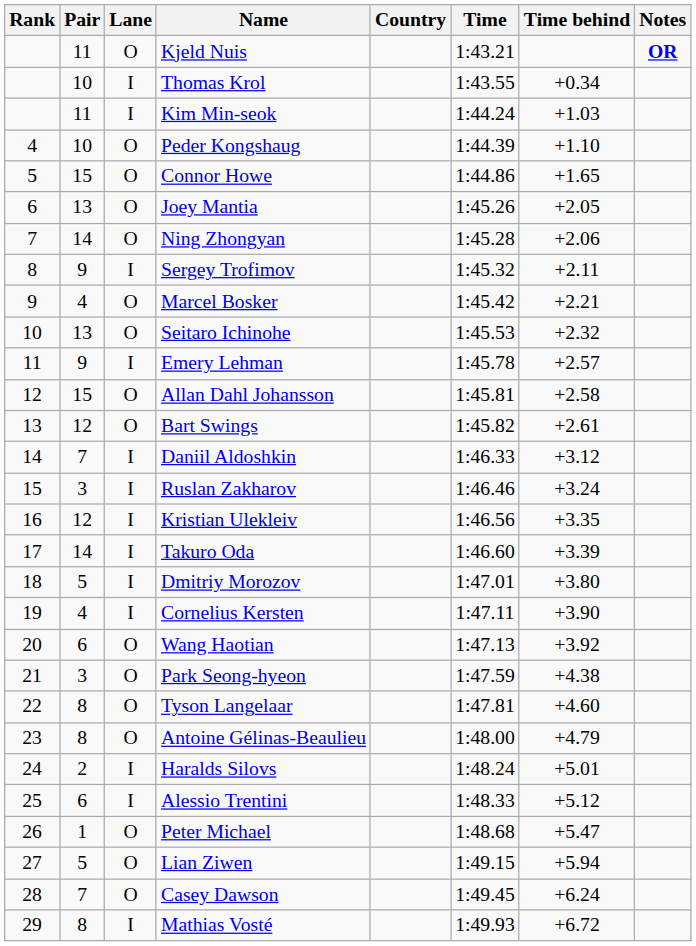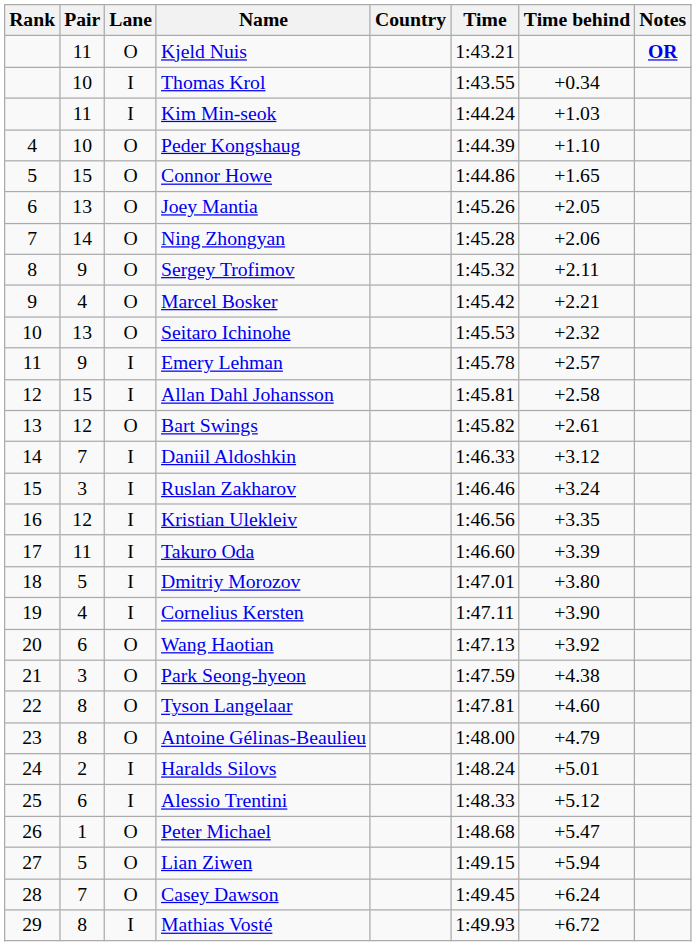(131, 269) I -> (131, 269) O
(131, 394) O -> (131, 394) I
(82, 550) 14 -> (82, 550) 11
